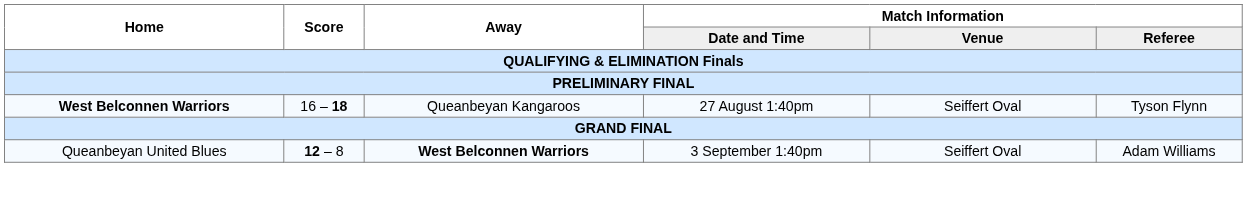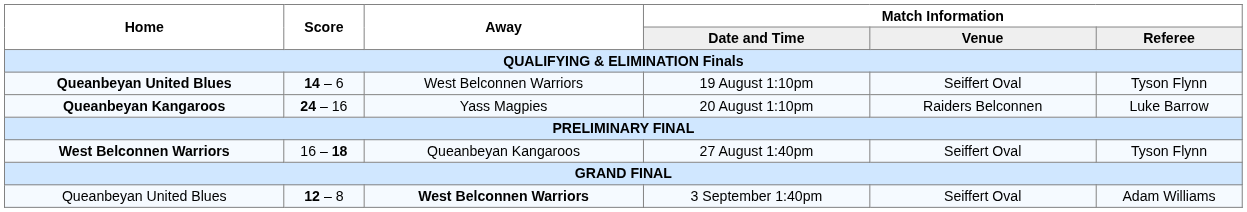+ row: (756, 83)
+ row: (756, 106)
